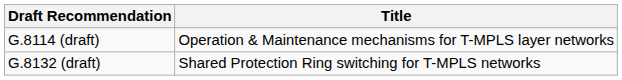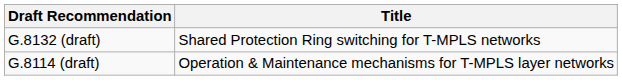rows swapped: (54, 39) <-> (54, 63)
